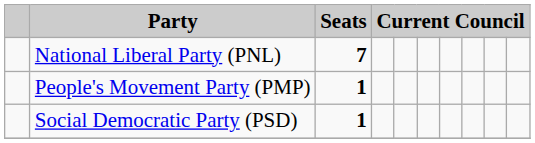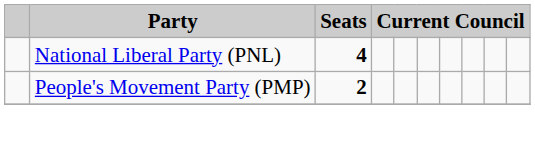(362, 54) 7 -> (362, 54) 4
(362, 87) 1 -> (362, 87) 2
- row: (166, 120)
